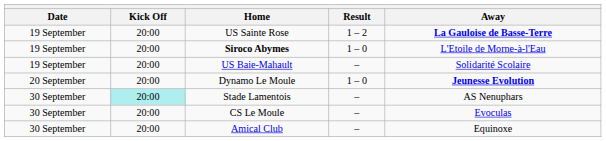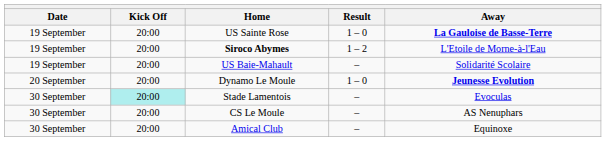(357, 33) 1 – 2 -> (357, 33) 1 – 0
(357, 49) 1 – 0 -> (357, 49) 1 – 2
(493, 97) AS Nenuphars -> (493, 97) Evoculas
(493, 113) Evoculas -> (493, 113) AS Nenuphars
